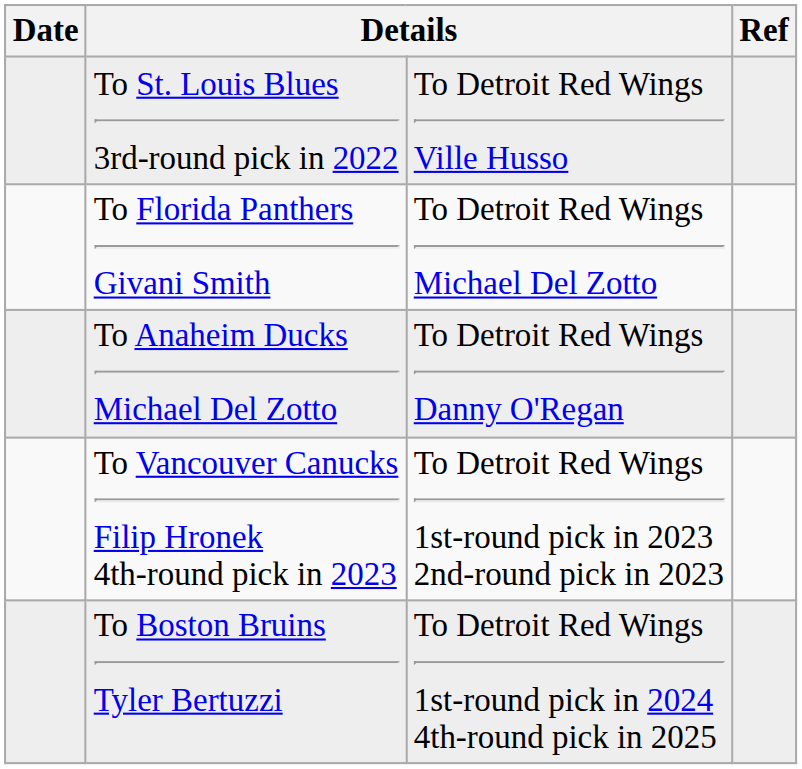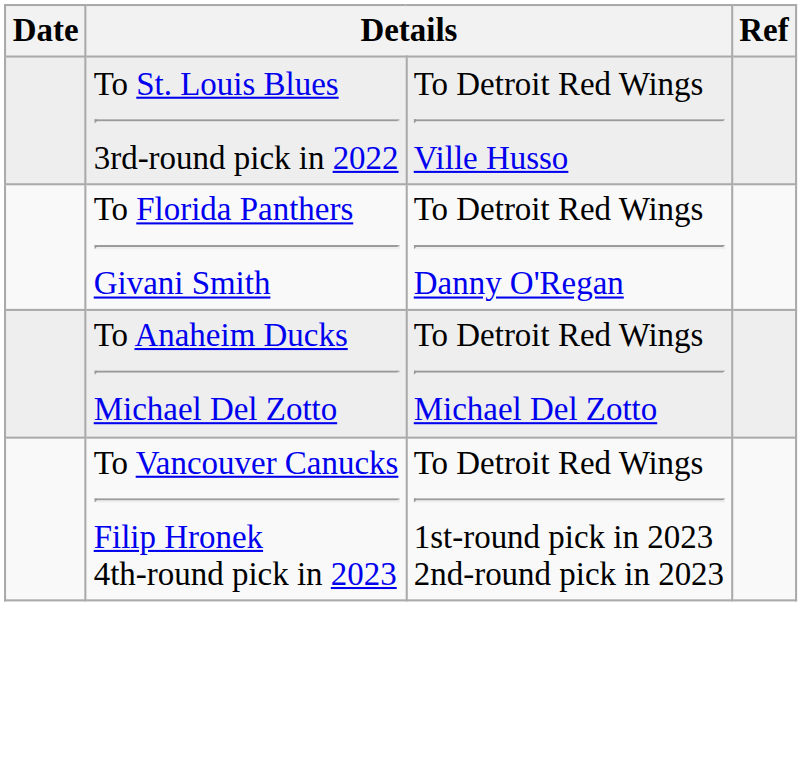(569, 246) To Detroit Red Wings Michael Del Zotto -> (569, 246) To Detroit Red Wings Danny O'Regan
(569, 372) To Detroit Red Wings Danny O'Regan -> (569, 372) To Detroit Red Wings Michael Del Zotto
- row: (246, 662)
